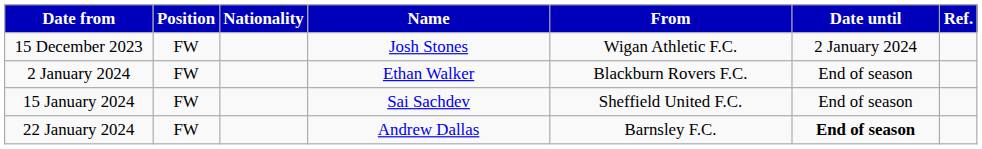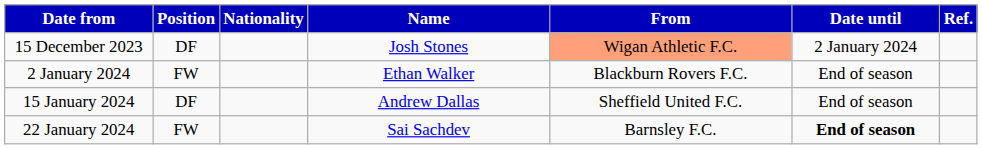(186, 46) FW -> (186, 46) DF
(670, 46) no background -> (670, 46) lightsalmon background
(186, 102) FW -> (186, 102) DF
(429, 102) Sai Sachdev -> (429, 102) Andrew Dallas
(429, 129) Andrew Dallas -> (429, 129) Sai Sachdev
